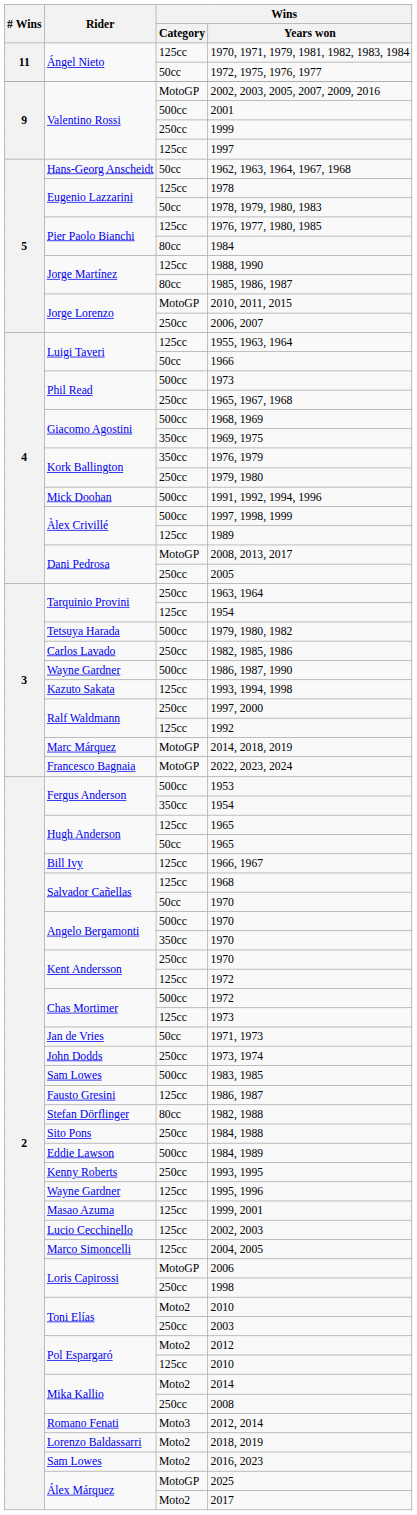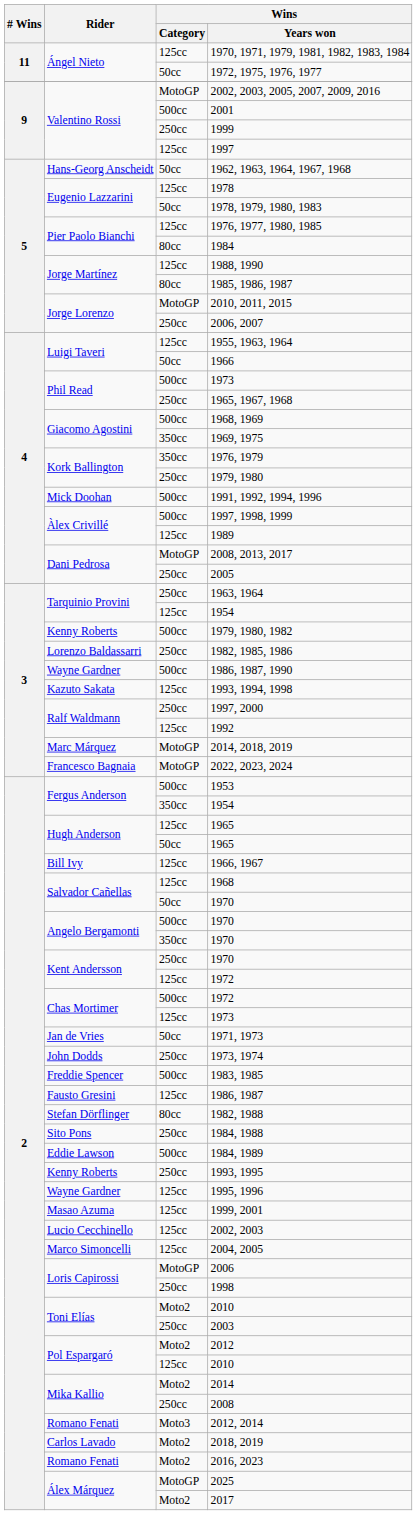(83, 631) Tetsuya Harada -> (82, 631) Kenny Roberts
(81, 651) Carlos Lavado -> (94, 651) Lorenzo Baldassarri
(74, 1075) Sam Lowes -> (85, 1075) Freddie Spencer
(94, 1442) Lorenzo Baldassarri -> (81, 1442) Carlos Lavado
(74, 1461) Sam Lowes -> (83, 1461) Romano Fenati
